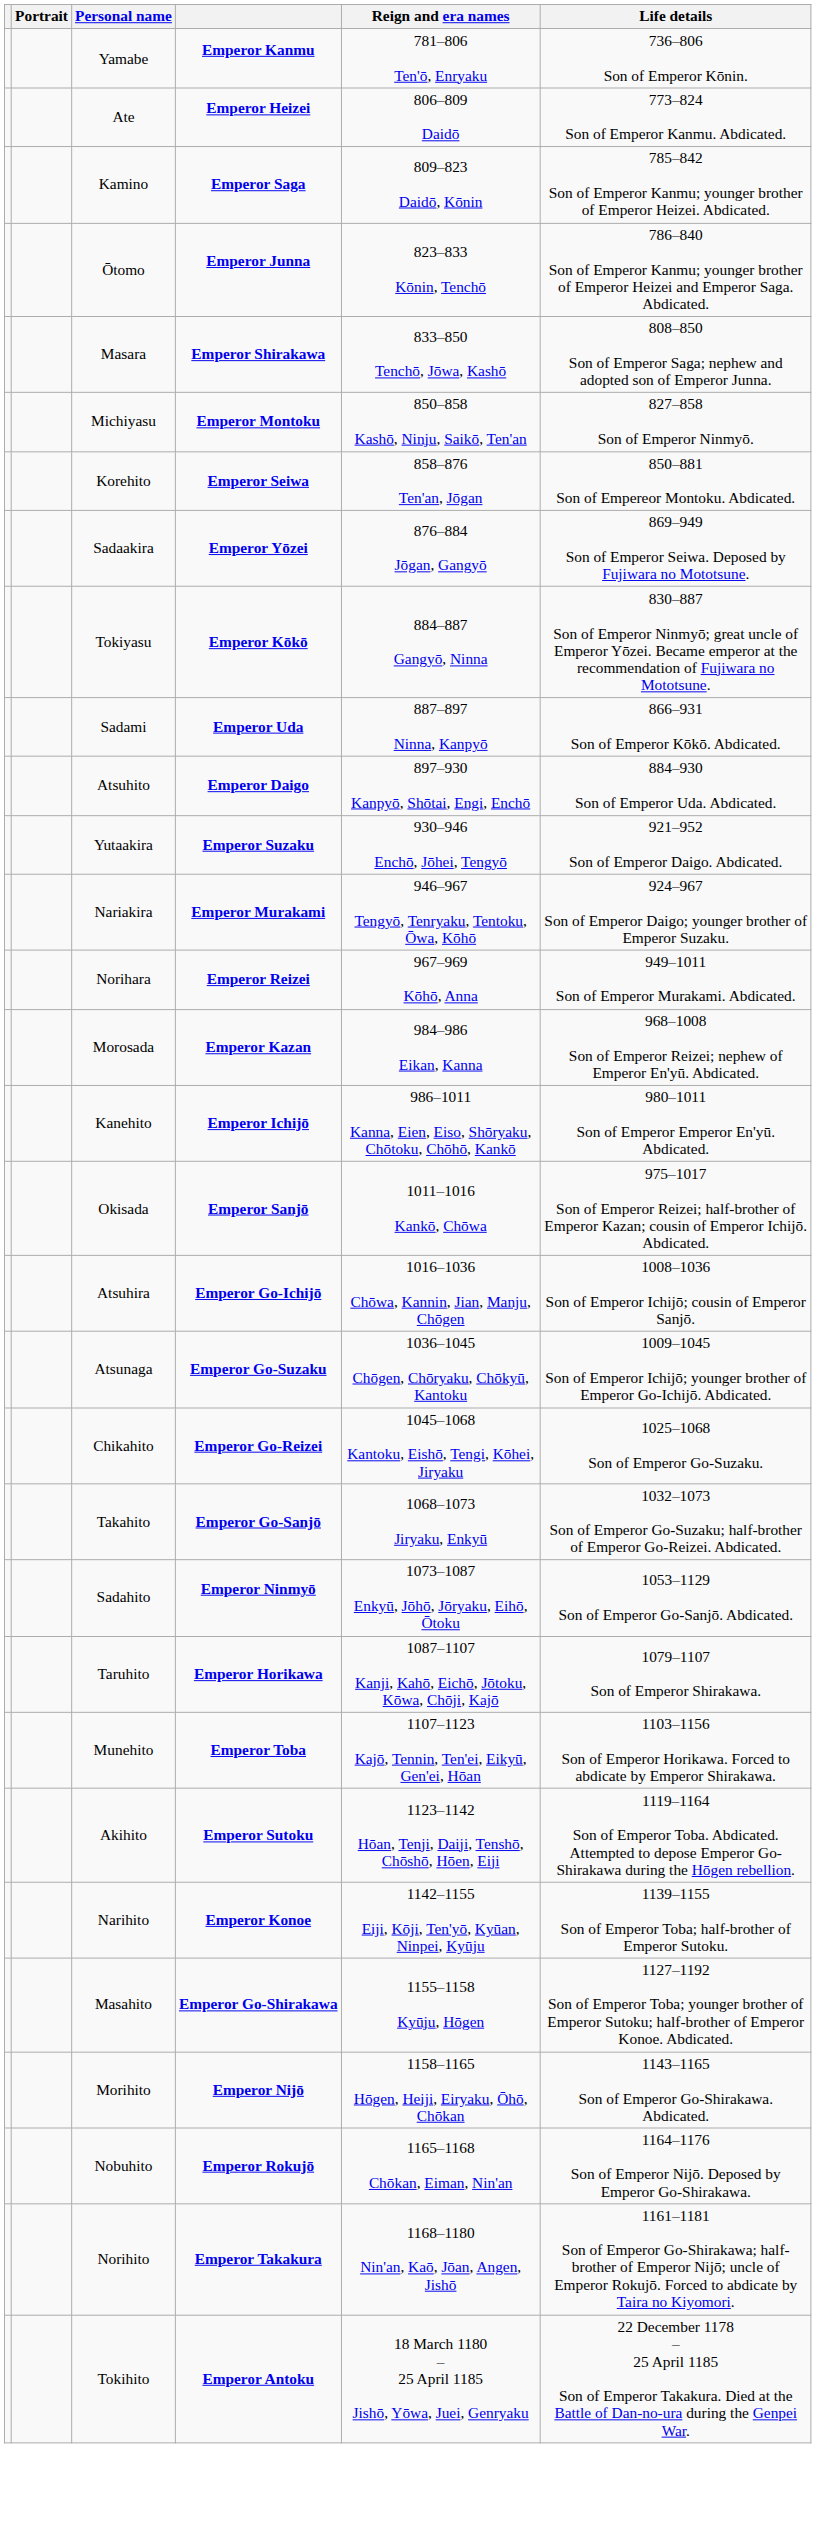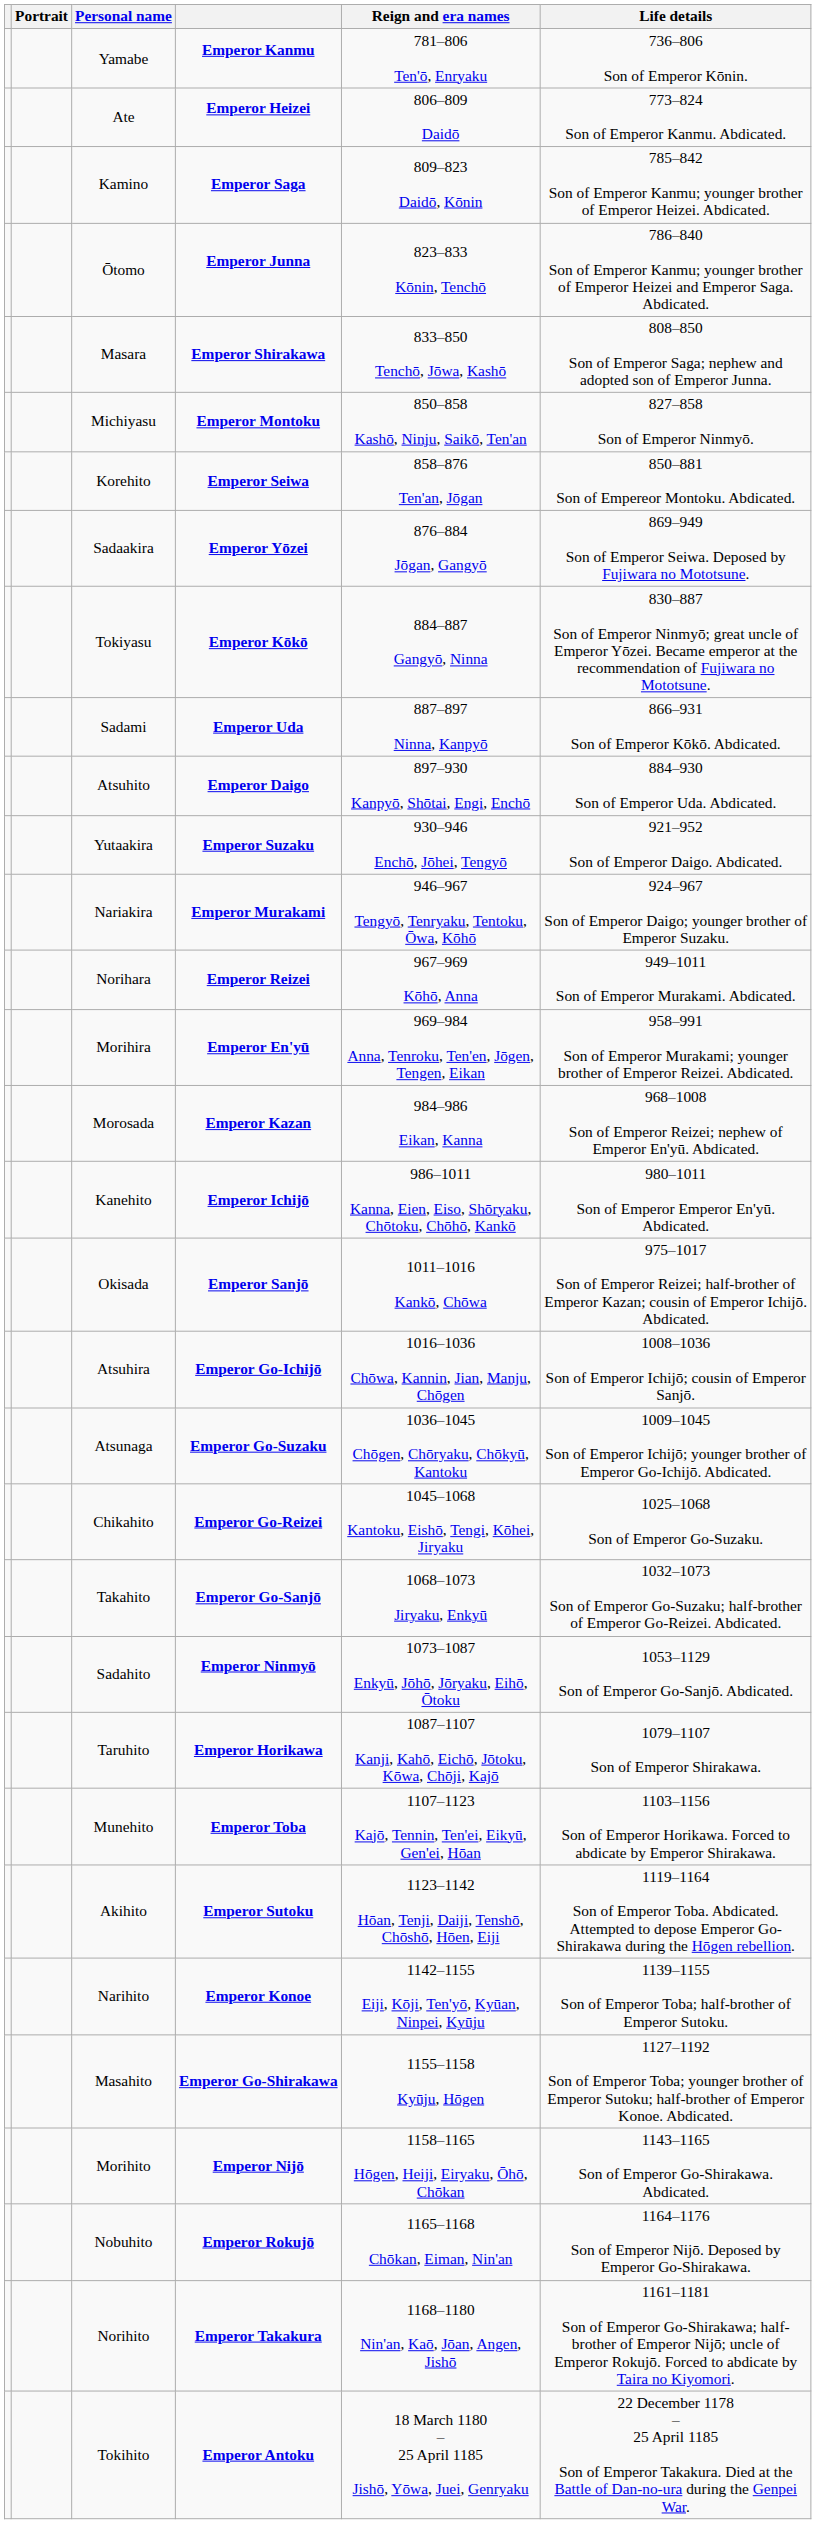+ row: (123, 1047)
